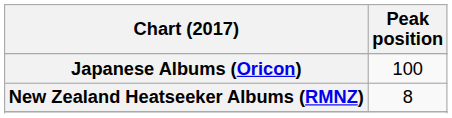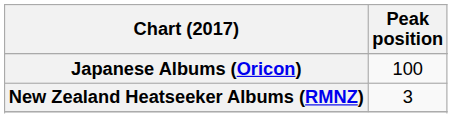(408, 97) 8 -> (408, 97) 3
